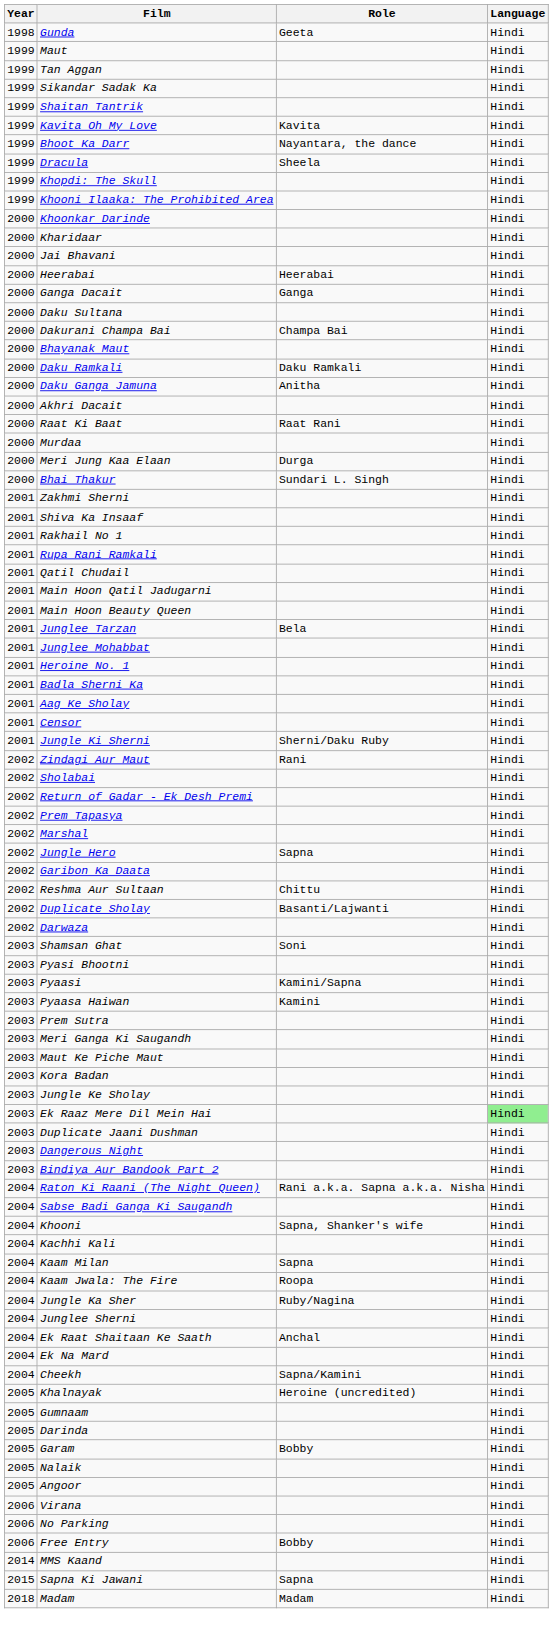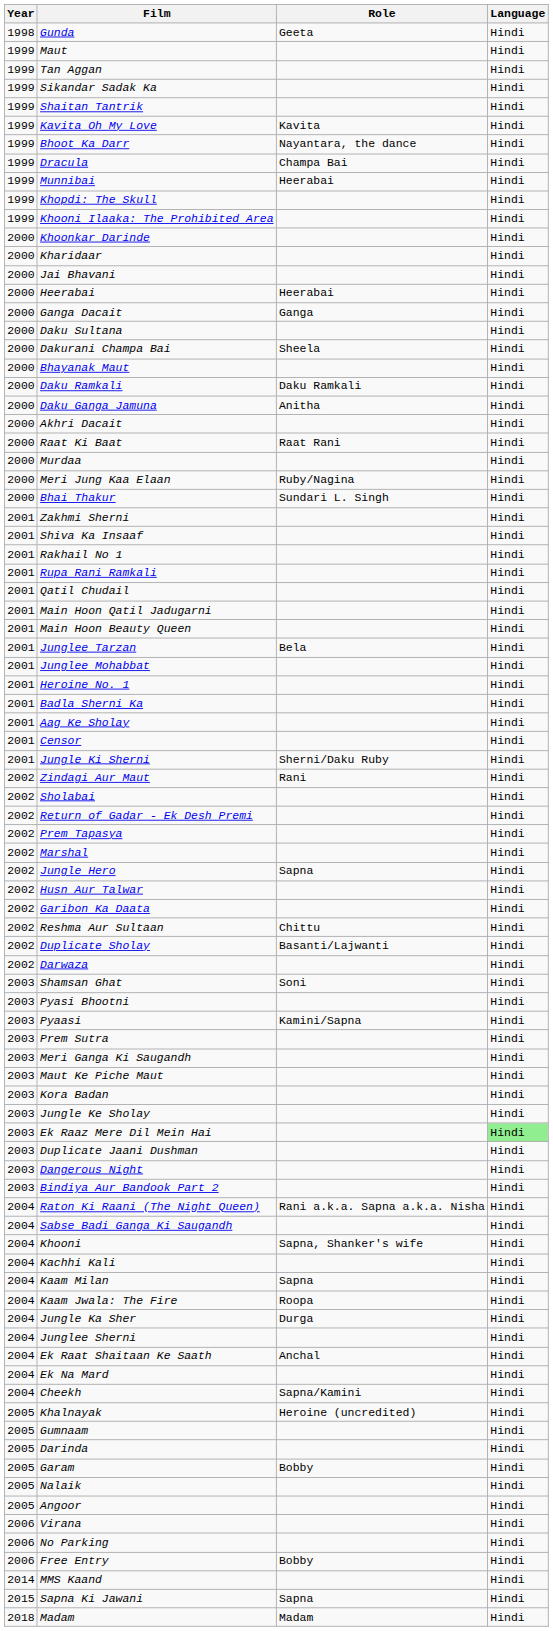(300, 163) Sheela -> (313, 163) Champa Bai
+ row: (68, 182)
(313, 331) Champa Bai -> (300, 349) Sheela
(296, 461) Durga -> (317, 480) Ruby/Nagina
+ row: (92, 890)
- row: (85, 1002)
(317, 1300) Ruby/Nagina -> (296, 1319) Durga
